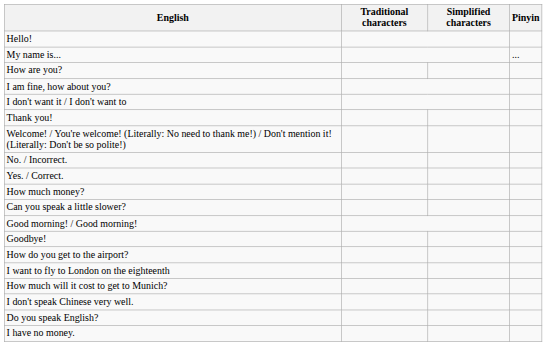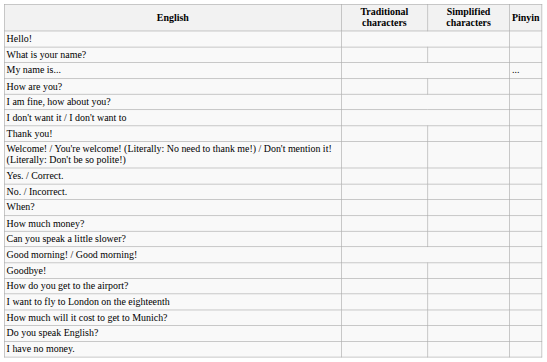+ row: (46, 54)
rows swapped: (35, 176) <-> (37, 160)
+ row: (21, 207)
- row: (70, 302)
